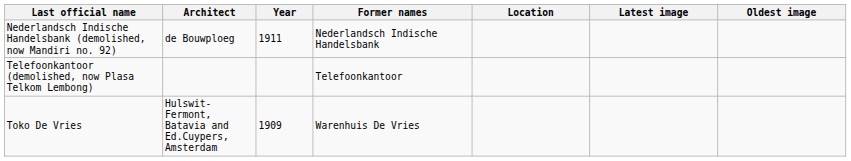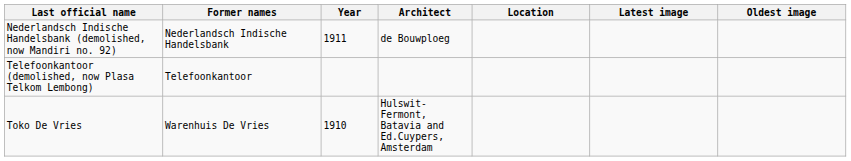columns swapped: (392, 12) <-> (210, 12)
(270, 126) 1909 -> (335, 126) 1910
